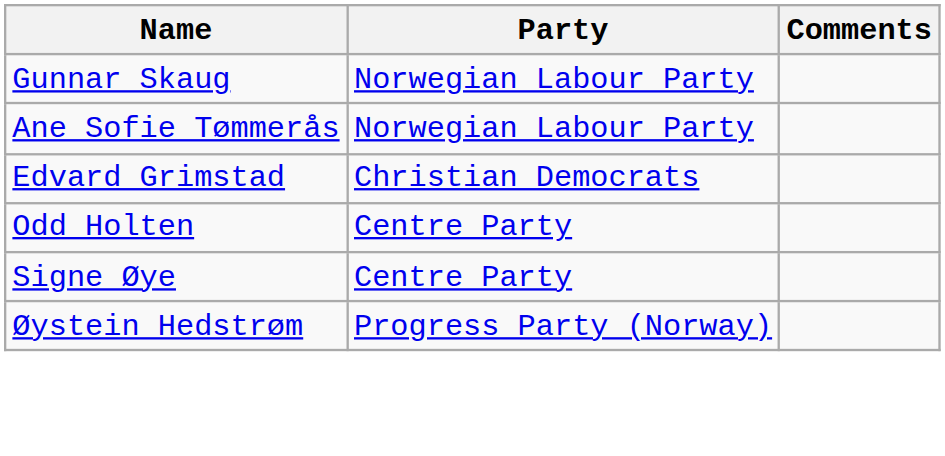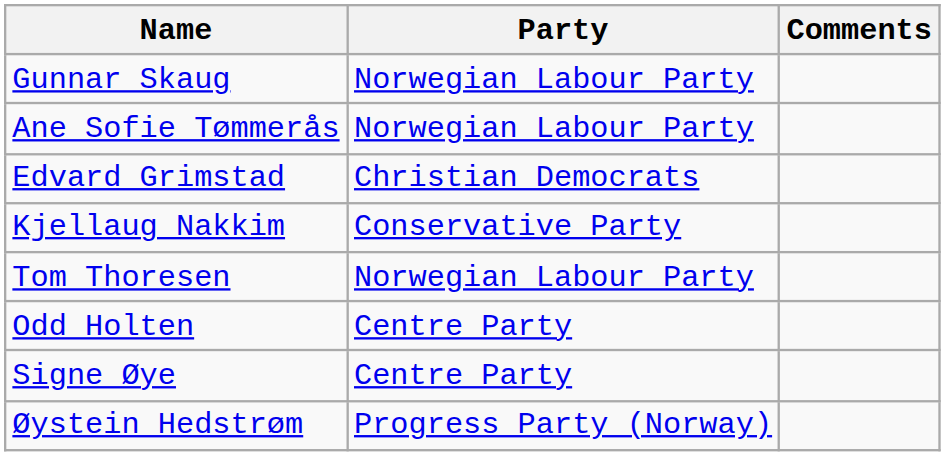+ row: (149, 227)
+ row: (121, 277)
